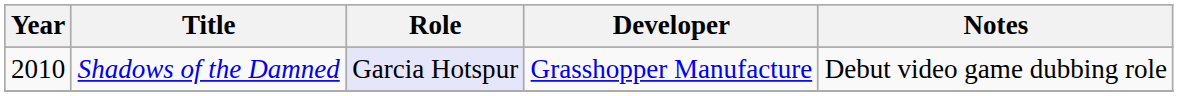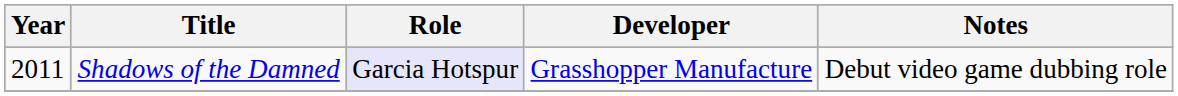(38, 68) 2010 -> (38, 68) 2011
